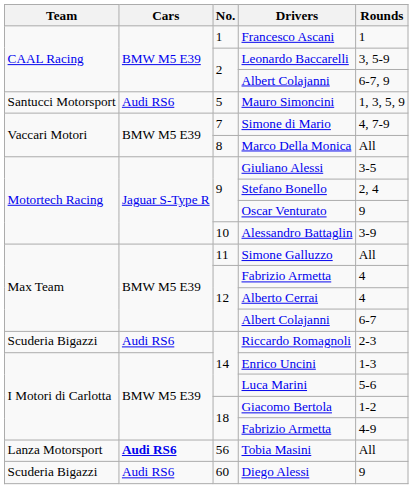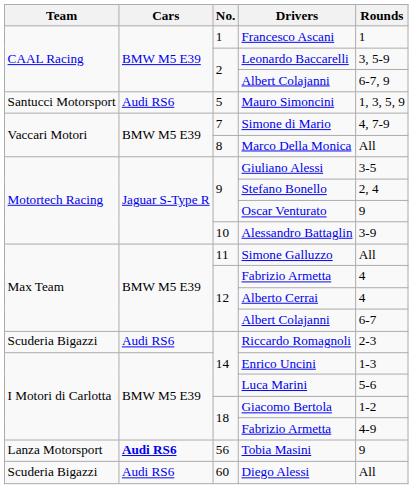(367, 450) All -> (362, 450) 9
(362, 472) 9 -> (367, 472) All
